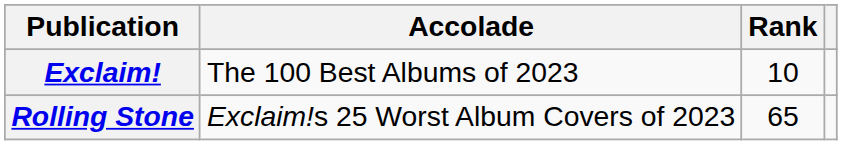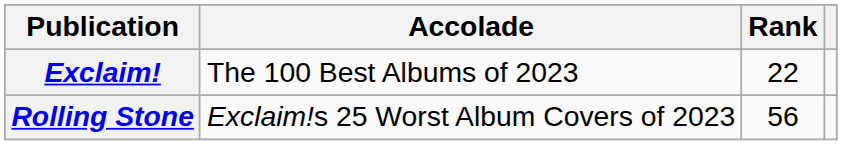(783, 71) 10 -> (783, 71) 22
(783, 116) 65 -> (783, 116) 56
